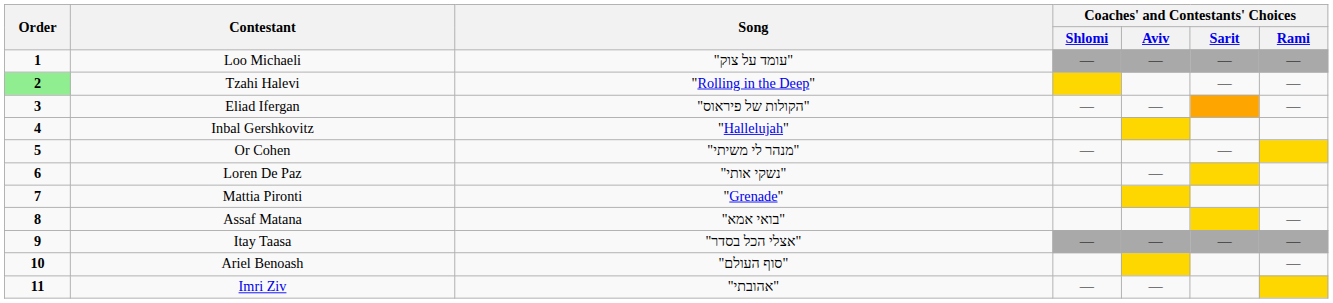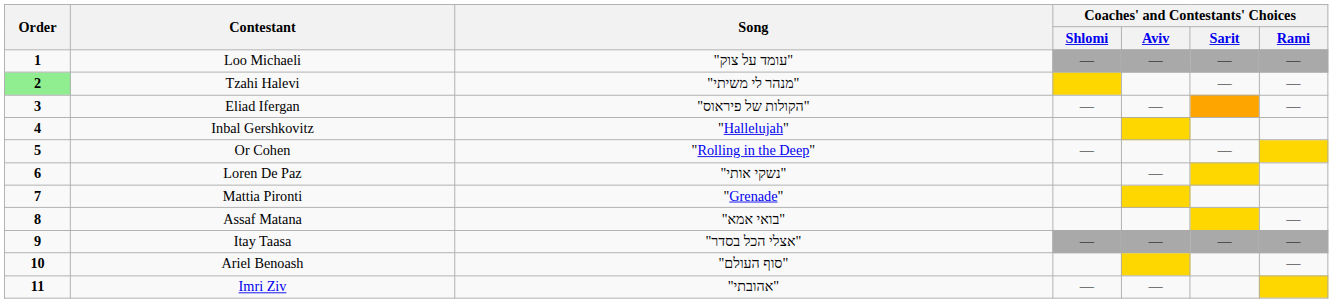(753, 83) "Rolling in the Deep" -> (753, 83) "מנהר לי משיתי"
(753, 151) "מנהר לי משיתי" -> (753, 151) "Rolling in the Deep"
